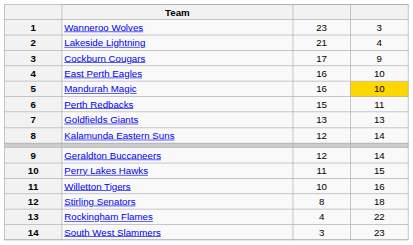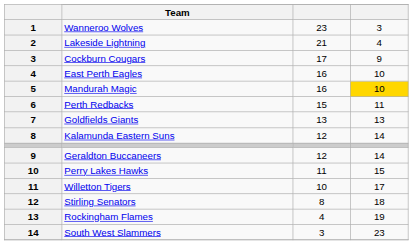(379, 186) 16 -> (379, 186) 17
(379, 217) 22 -> (379, 217) 19
